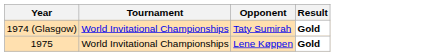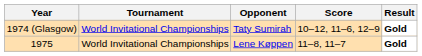+ column: (339, 13)
